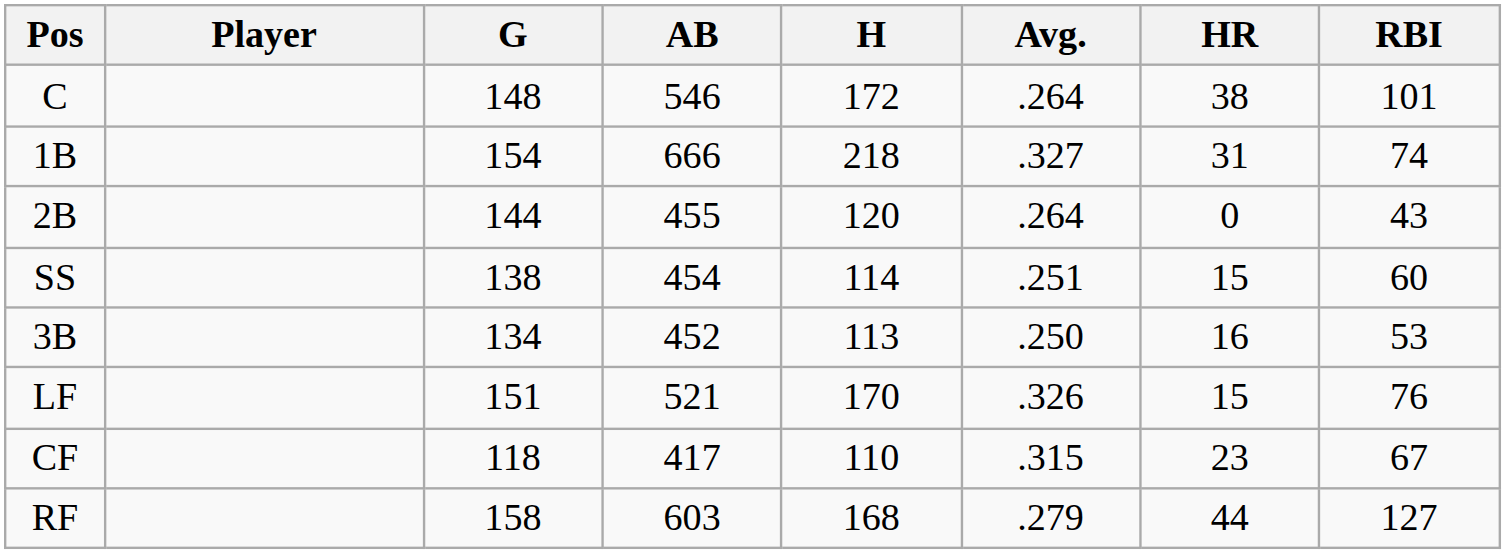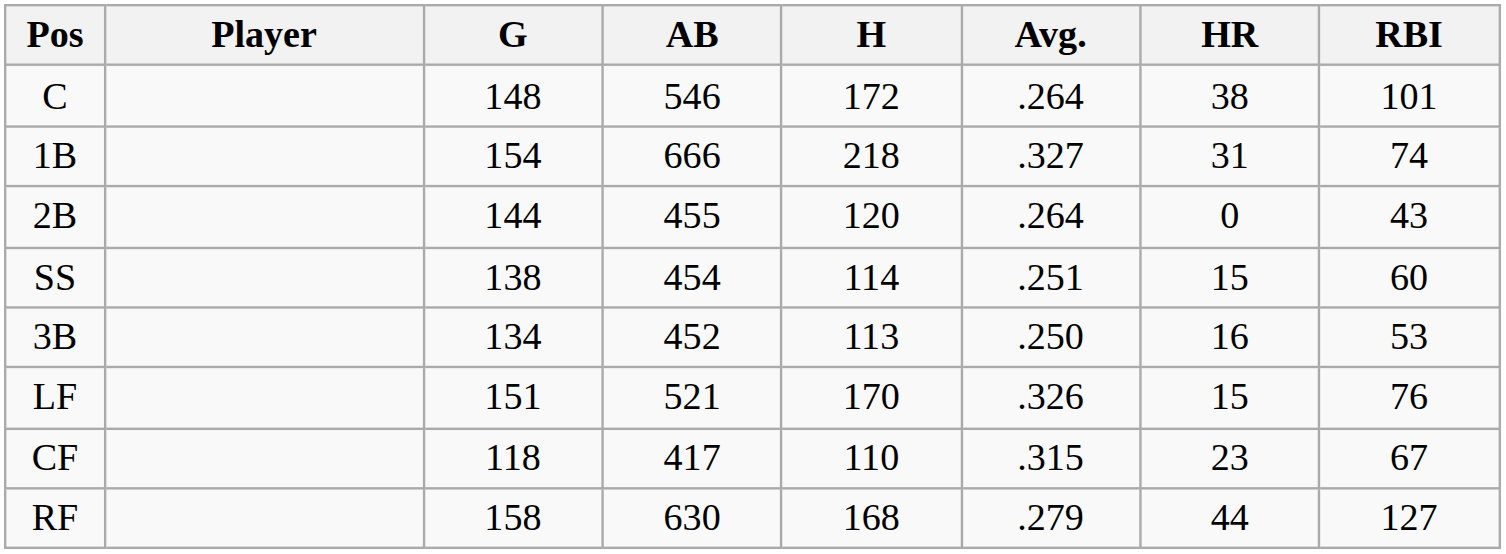(692, 517) 603 -> (692, 517) 630
